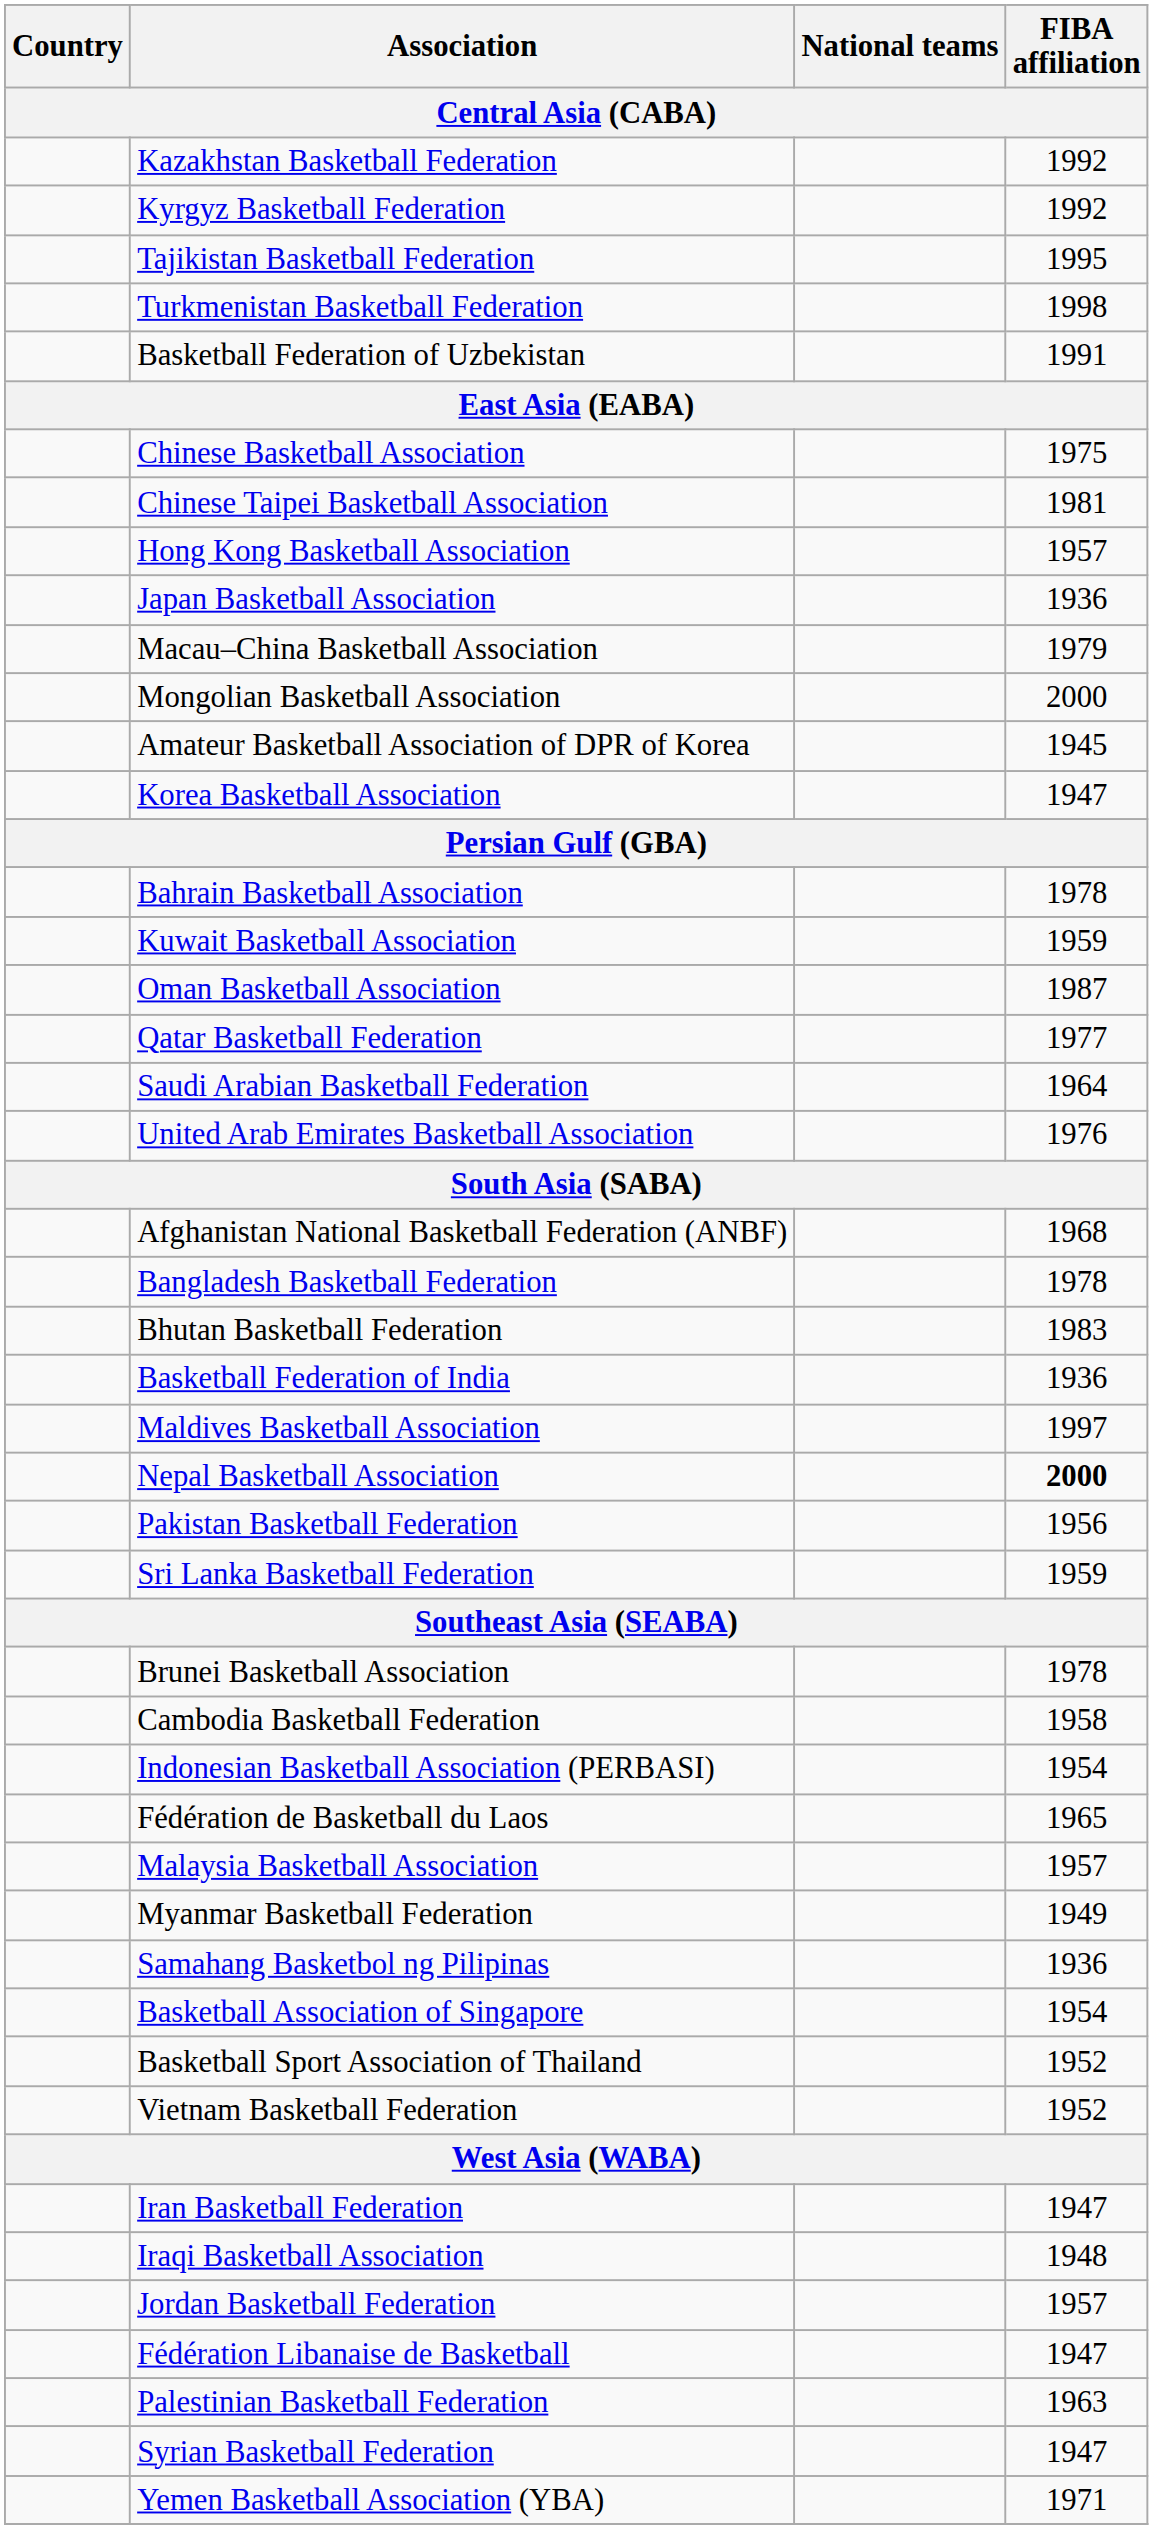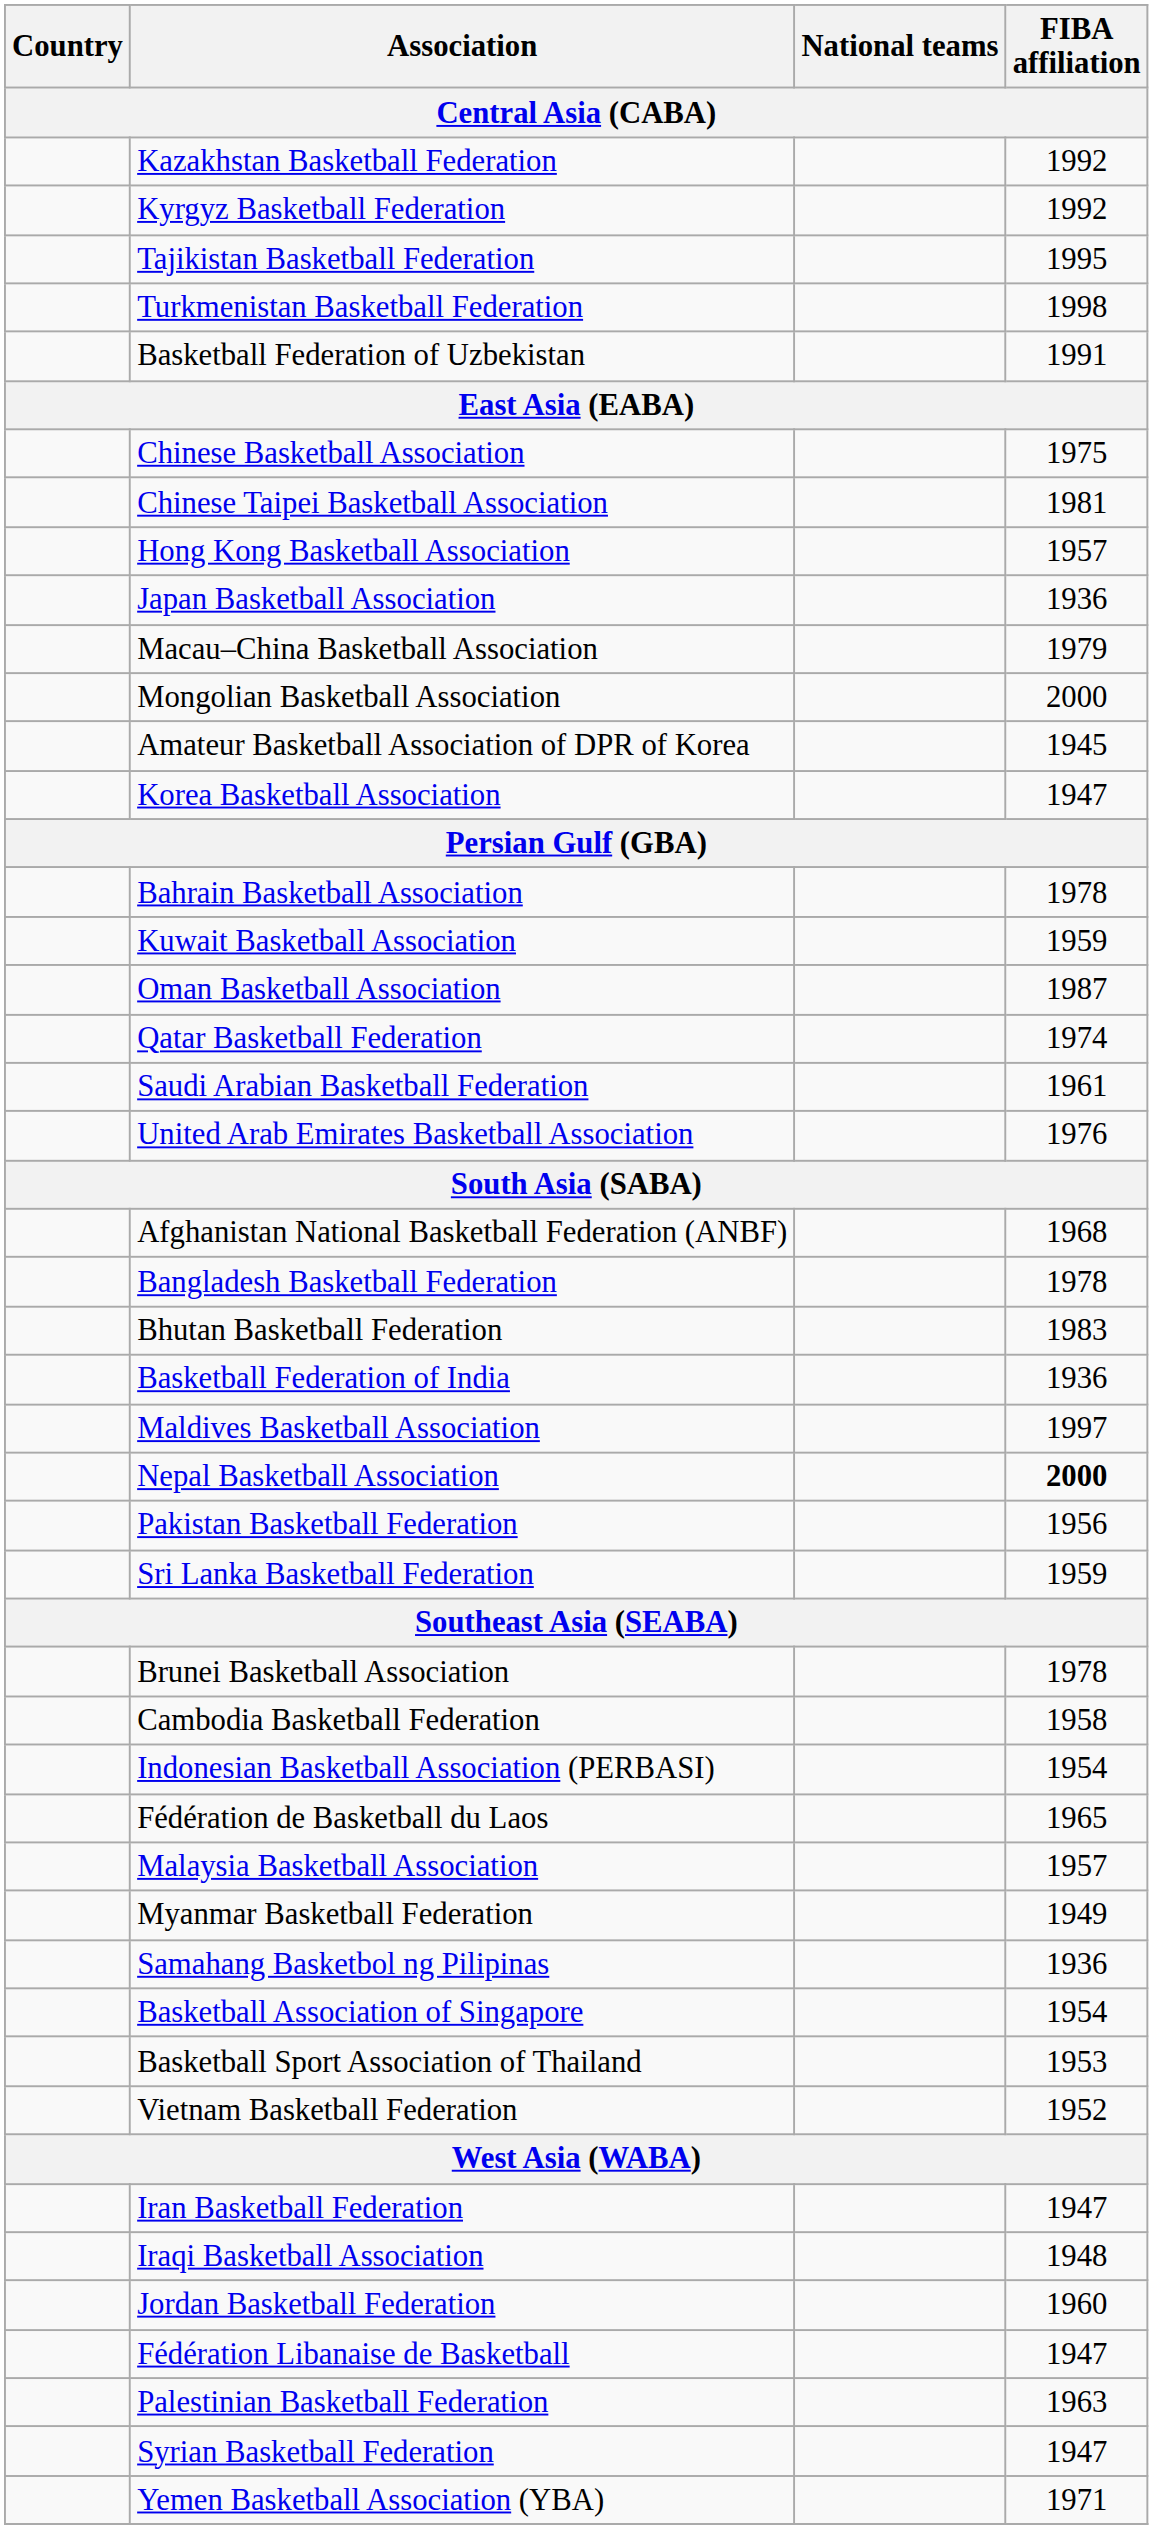(1077, 1037) 1977 -> (1077, 1037) 1974
(1077, 1086) 1964 -> (1077, 1086) 1961
(1077, 2060) 1952 -> (1077, 2060) 1953
(1077, 2304) 1957 -> (1077, 2304) 1960
